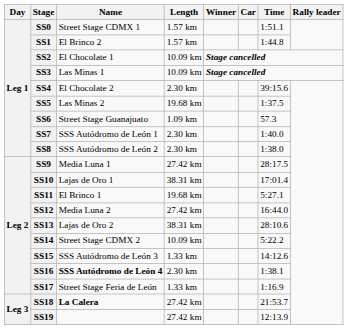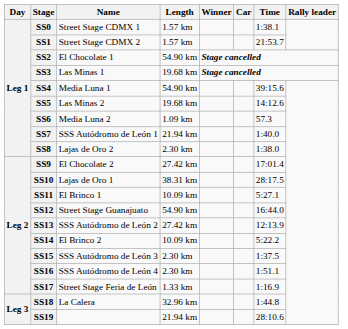(272, 26) 1:51.1 -> (267, 26) 1:38.1
(80, 42) El Brinco 2 -> (99, 42) Street Stage CDMX 2
(272, 42) 1:44.8 -> (270, 42) 21:53.7
(184, 57) 10.09 km -> (180, 57) 54.90 km
(184, 72) 10.09 km -> (180, 72) 19.68 km
(86, 88) El Chocolate 2 -> (85, 88) Media Luna 1
(182, 88) 2.30 km -> (180, 88) 54.90 km
(272, 103) 1:37.5 -> (270, 103) 14:12.6
(103, 118) Street Stage Guanajuato -> (85, 118) Media Luna 2
(182, 133) 2.30 km -> (180, 133) 21.94 km
(108, 149) SSS Autódromo de León 2 -> (86, 149) Lajas de Oro 2
(85, 164) Media Luna 1 -> (86, 164) El Chocolate 2
(274, 164) 28:17.5 -> (270, 164) 17:01.4
(274, 179) 17:01.4 -> (270, 179) 28:17.5
(184, 194) 19.68 km -> (180, 194) 10.09 km
(85, 210) Media Luna 2 -> (103, 210) Street Stage Guanajuato
(184, 210) 27.42 km -> (180, 210) 54.90 km
(86, 225) Lajas de Oro 2 -> (108, 225) SSS Autódromo de León 2
(184, 225) 38.31 km -> (180, 225) 27.42 km
(274, 225) 28:10.6 -> (270, 225) 12:13.9
(99, 240) Street Stage CDMX 2 -> (80, 240) El Brinco 2
(182, 255) 1.33 km -> (177, 255) 2.30 km
(274, 255) 14:12.6 -> (267, 255) 1:37.5
(110, 271) bold -> (108, 271) normal
(272, 271) 1:38.1 -> (267, 271) 1:51.1
(79, 301) bold -> (77, 301) normal
(184, 301) 27.42 km -> (180, 301) 32.96 km
(274, 301) 21:53.7 -> (267, 301) 1:44.8
(184, 316) 27.42 km -> (180, 316) 21.94 km
(274, 316) 12:13.9 -> (270, 316) 28:10.6
